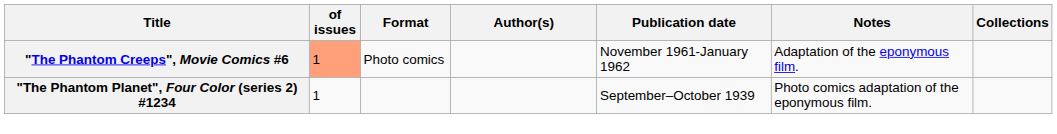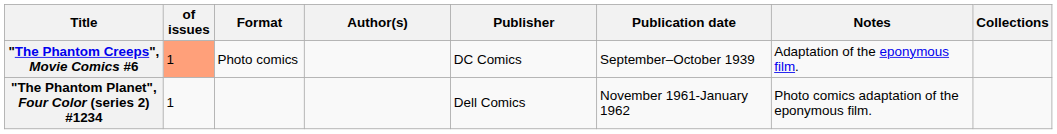+ column: (524, 22)
(674, 59) November 1961-January 1962 -> (677, 59) September–October 1939
(677, 95) September–October 1939 -> (674, 103) November 1961-January 1962
